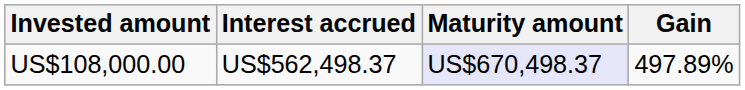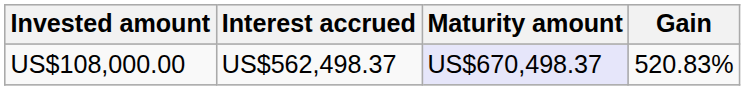(684, 64) 497.89% -> (684, 64) 520.83%
